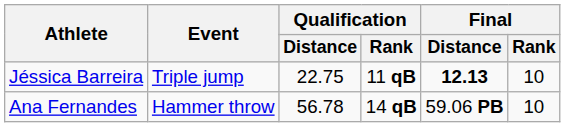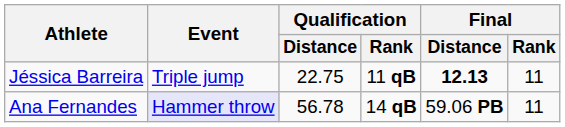(534, 77) 10 -> (534, 77) 11
(213, 107) no background -> (213, 107) lavender background
(534, 107) 10 -> (534, 107) 11
